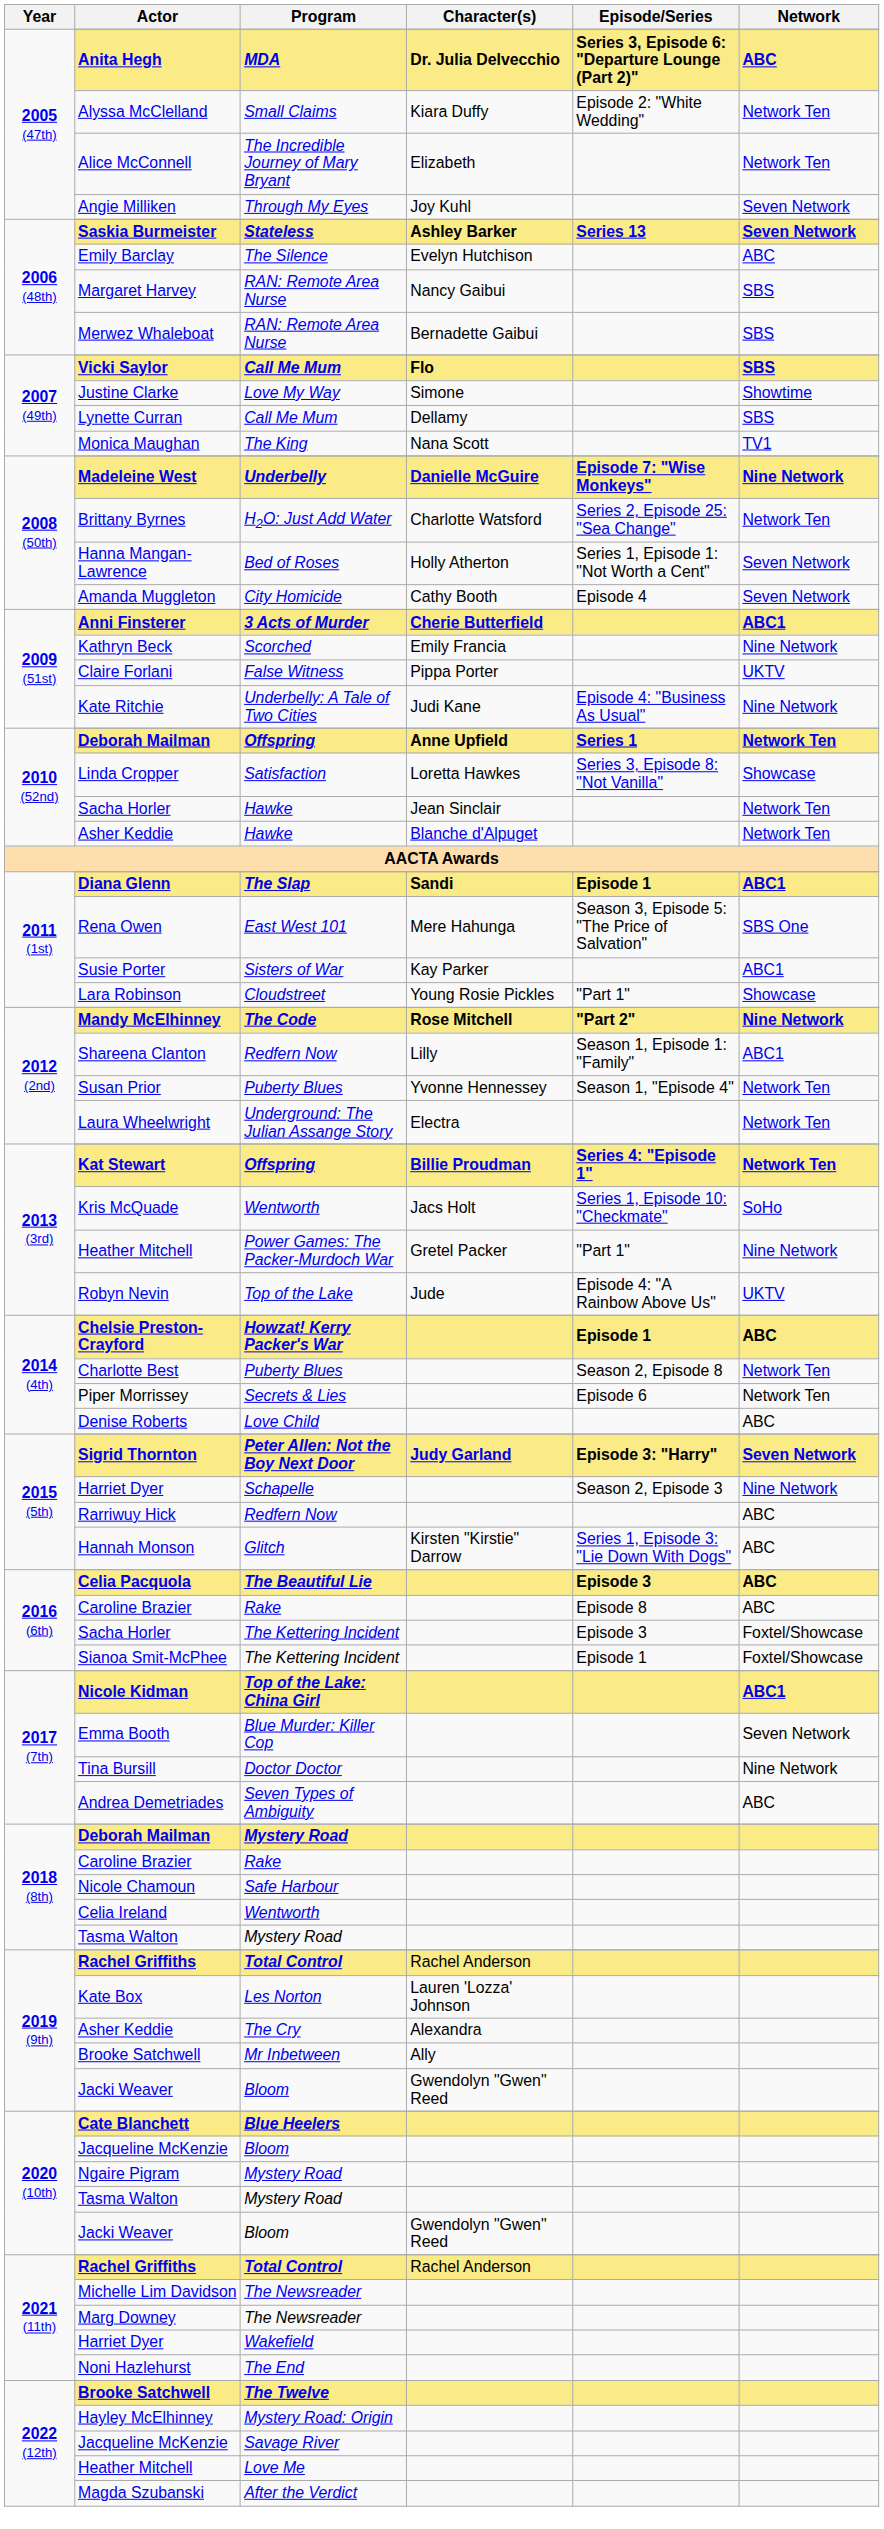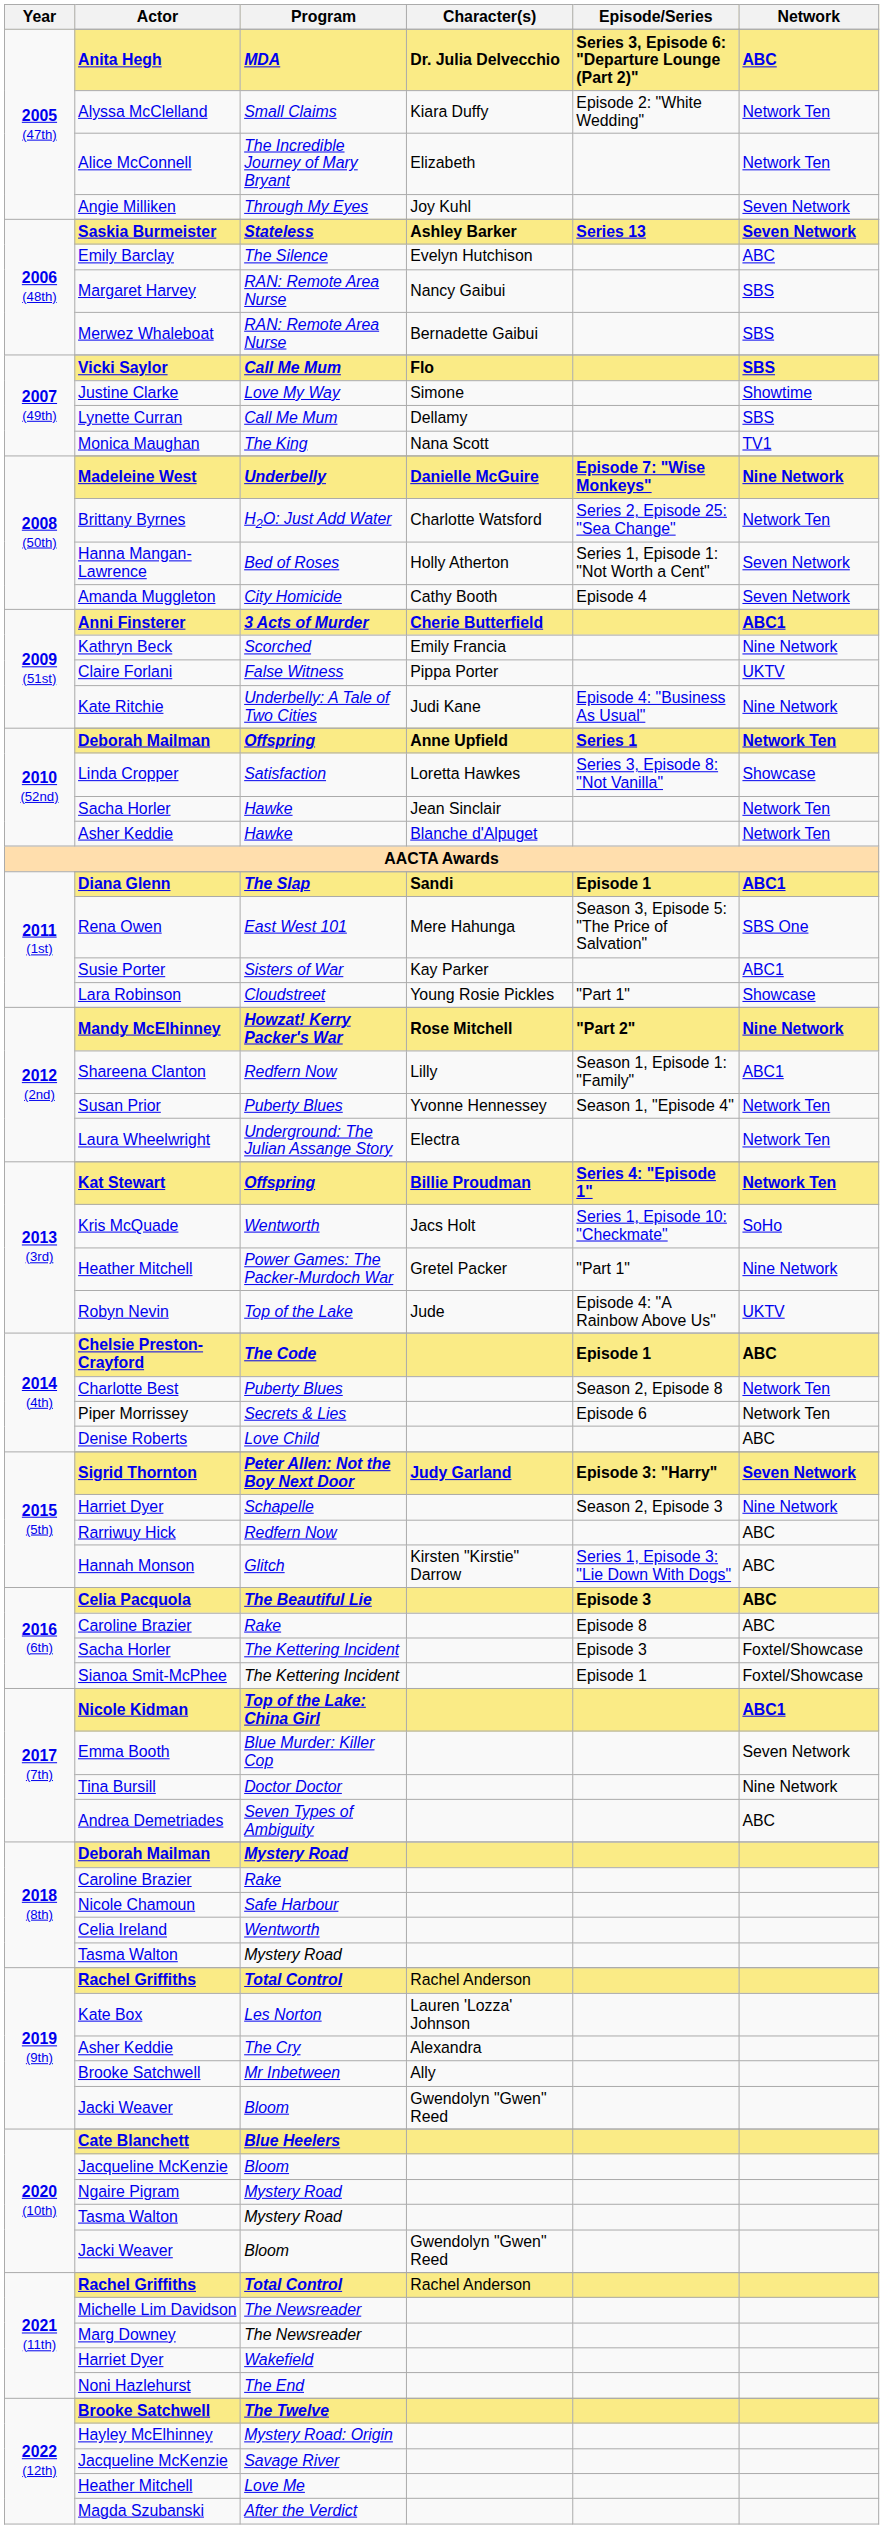(280, 1020) The Code -> (297, 1029) Howzat! Kerry Packer's War
(297, 1336) Howzat! Kerry Packer's War -> (280, 1354) The Code
